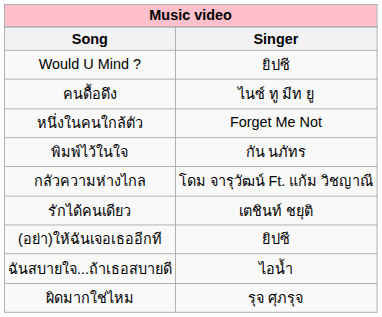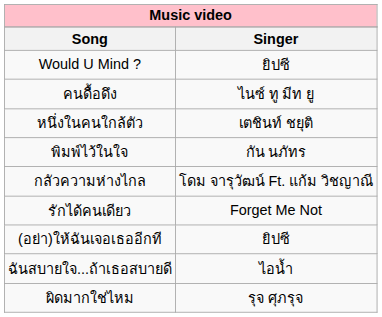(276, 123) Forget Me Not -> (276, 123) เตชินท์ ชยุติ
(276, 210) เตชินท์ ชยุติ -> (276, 210) Forget Me Not
